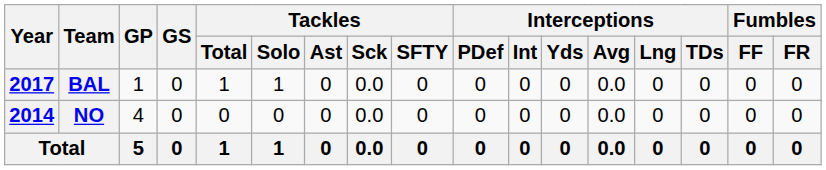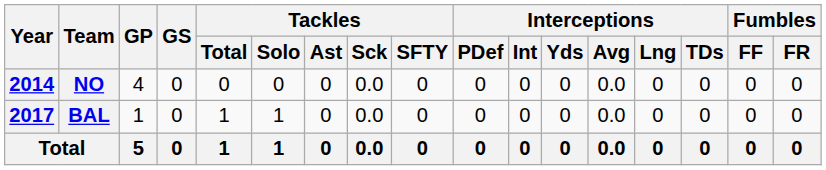rows swapped: (89, 116) <-> (89, 84)
